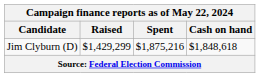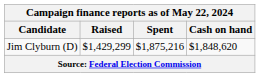(213, 47) $1,848,618 -> (213, 47) $1,848,620
